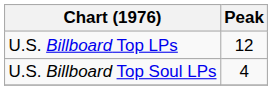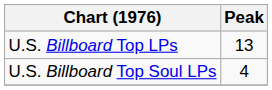(244, 44) 12 -> (244, 44) 13
